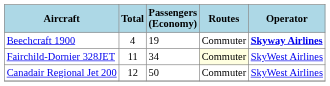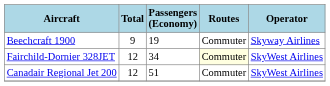(133, 40) 4 -> (133, 40) 9
(287, 40) bold -> (285, 40) normal
(133, 56) 11 -> (133, 56) 12
(154, 73) 50 -> (154, 73) 51
